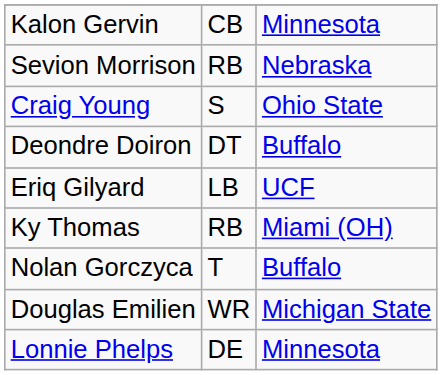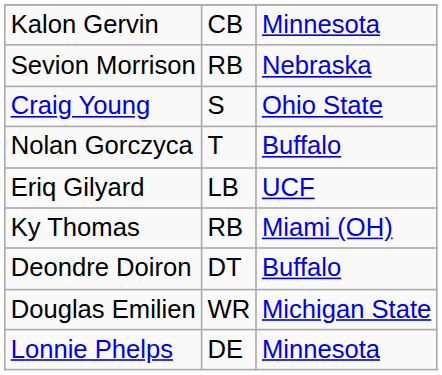rows swapped: (102, 268) <-> (101, 146)
